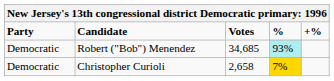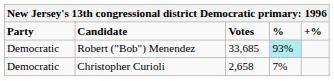(244, 48) 34,685 -> (244, 48) 33,685
(280, 66) gold background -> (280, 66) no background
